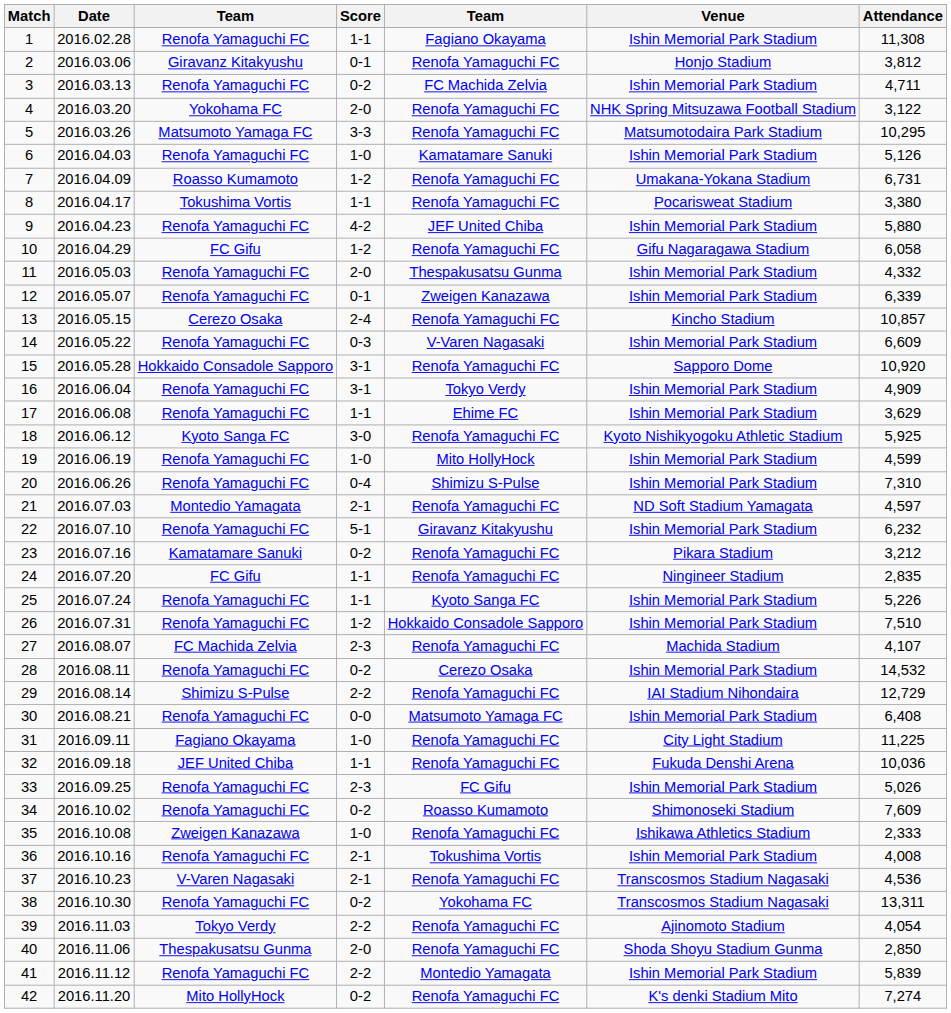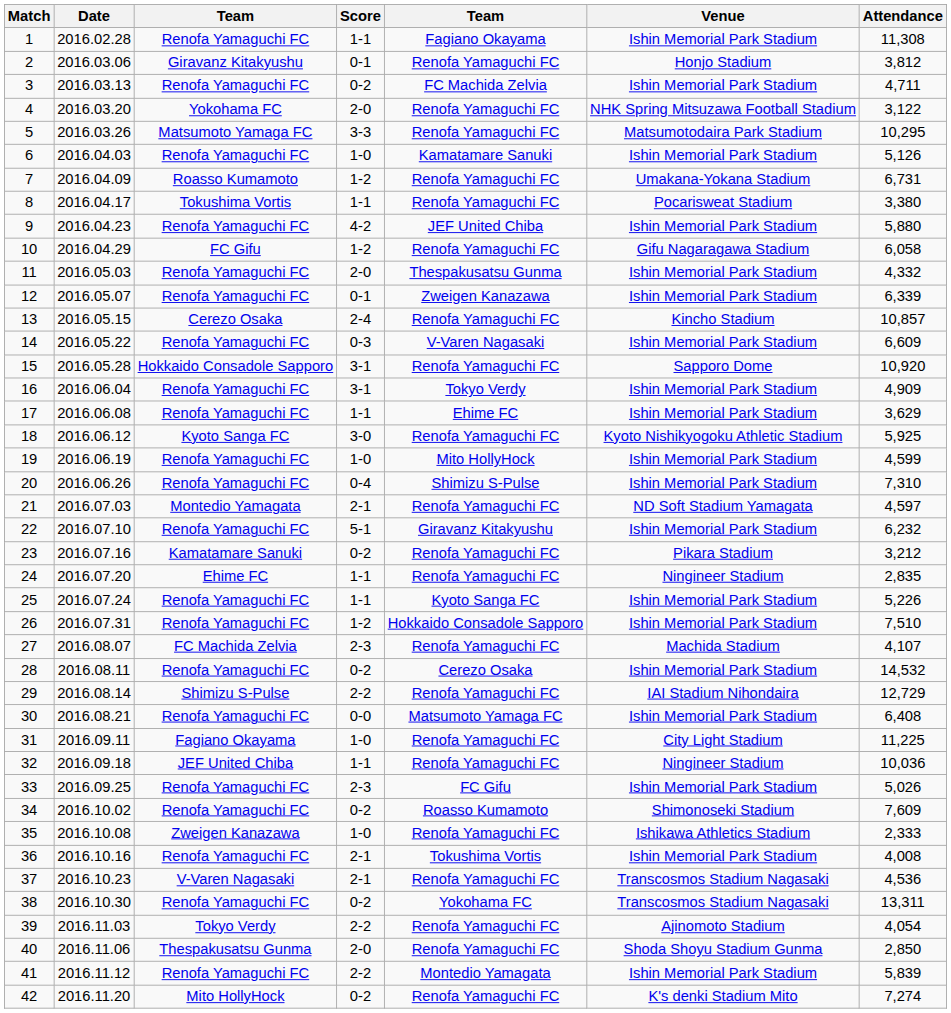(235, 576) FC Gifu -> (235, 576) Ehime FC
(723, 763) Fukuda Denshi Arena -> (723, 763) Ningineer Stadium
